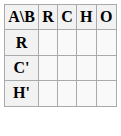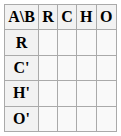+ row: (22, 118)
